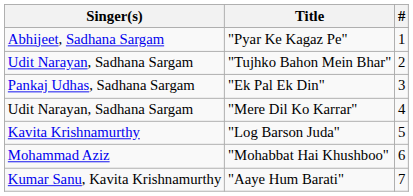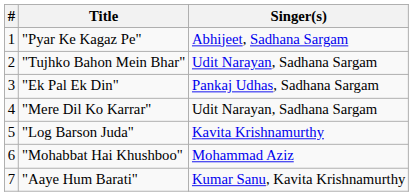columns swapped: (402, 16) <-> (115, 16)
